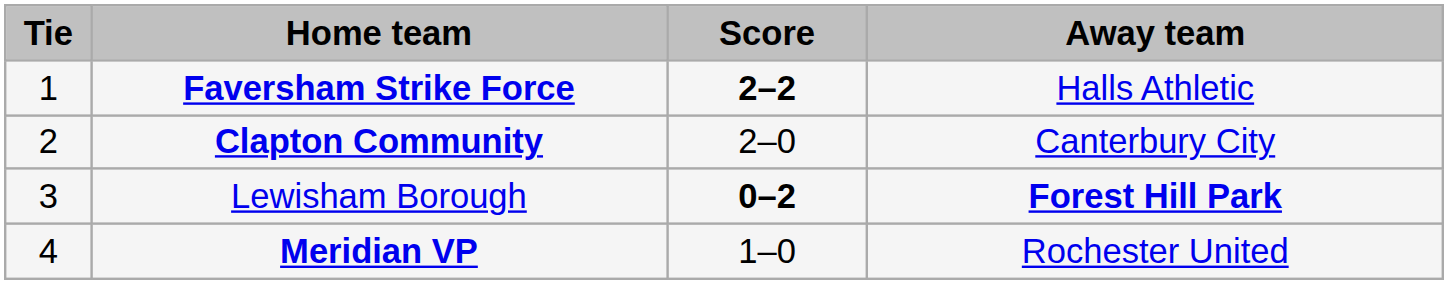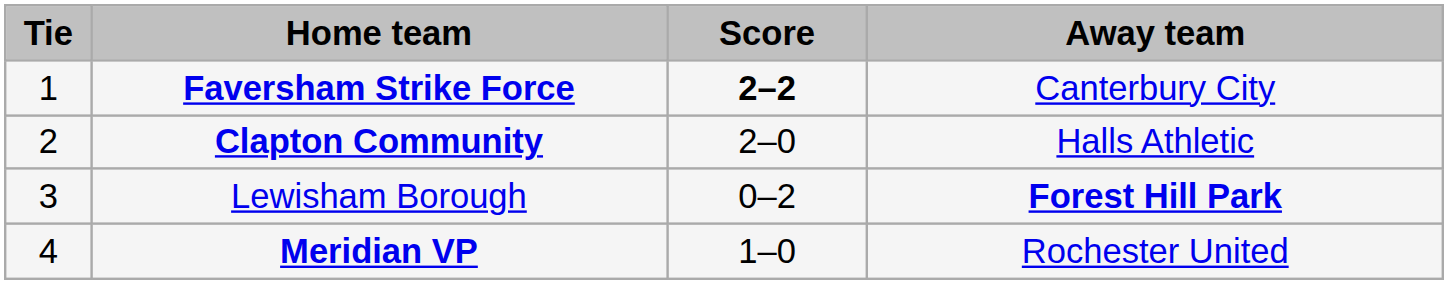(1155, 87) Halls Athletic -> (1155, 87) Canterbury City
(1155, 142) Canterbury City -> (1155, 142) Halls Athletic
(767, 197) bold -> (767, 197) normal
